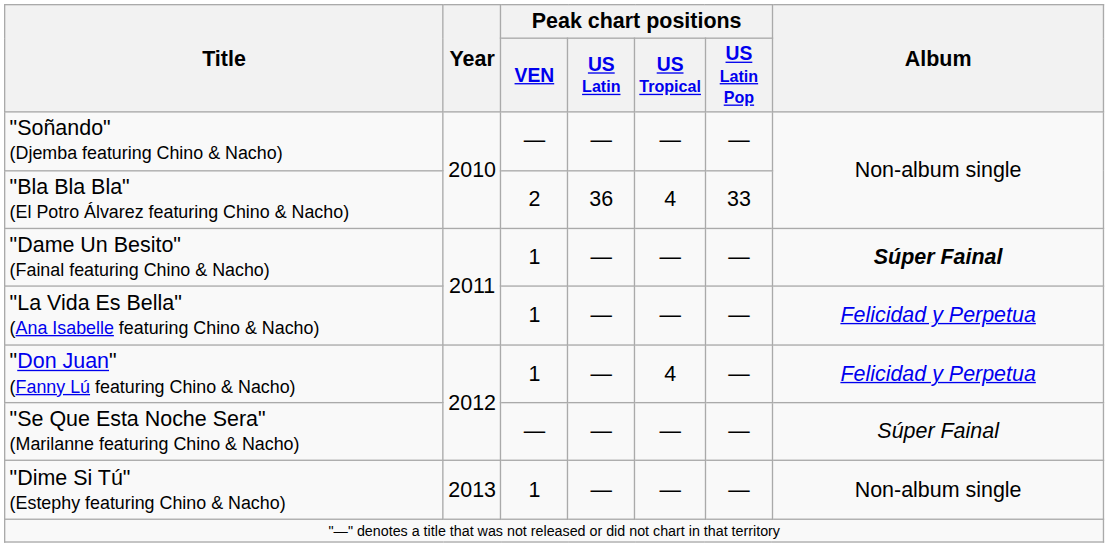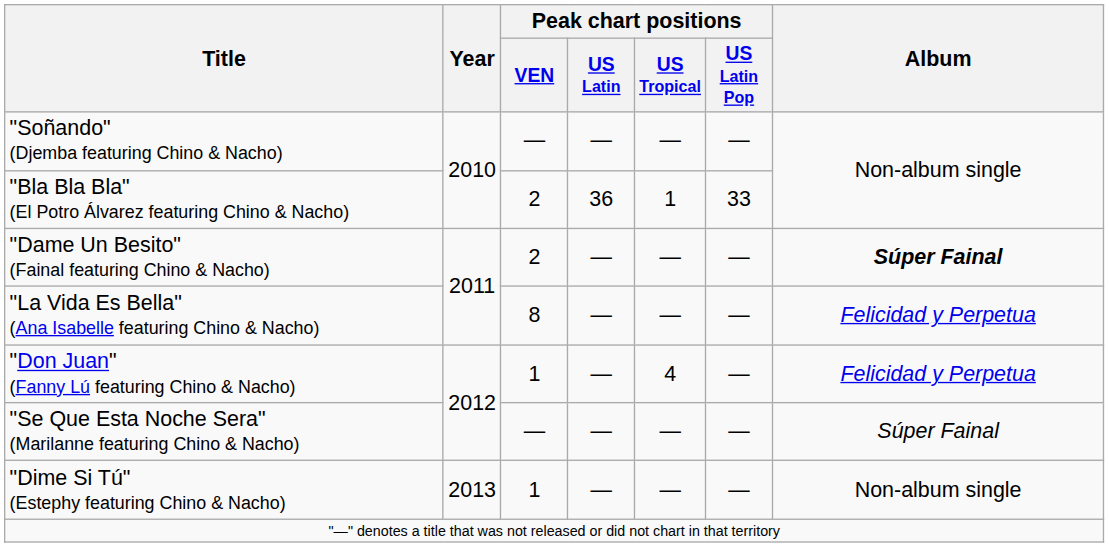(670, 199) 4 -> (670, 199) 1
(534, 257) 1 -> (534, 257) 2
(534, 315) 1 -> (534, 315) 8
